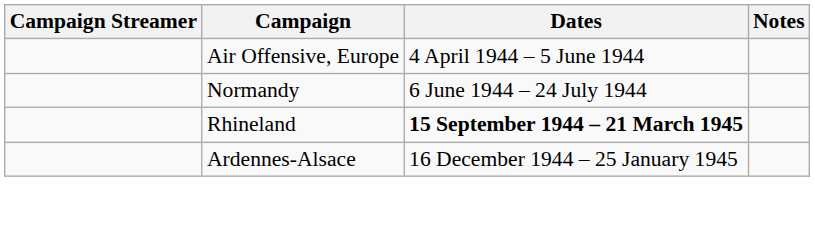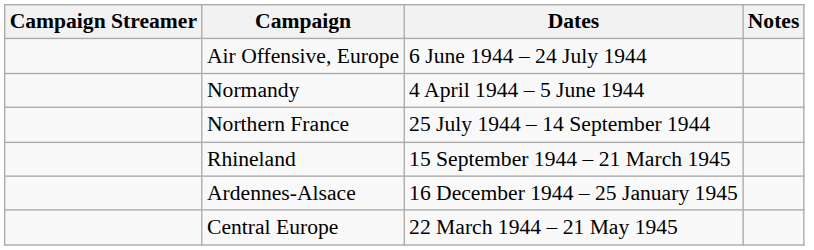(527, 55) 4 April 1944 – 5 June 1944 -> (528, 55) 6 June 1944 – 24 July 1944
(528, 90) 6 June 1944 – 24 July 1944 -> (527, 90) 4 April 1944 – 5 June 1944
+ row: (278, 124)
(576, 124) bold -> (570, 158) normal
+ row: (273, 227)
